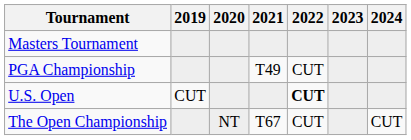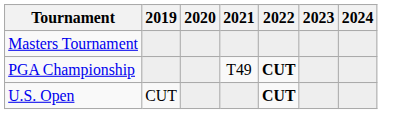(308, 69) normal -> (279, 69) bold
- row: (88, 121)
